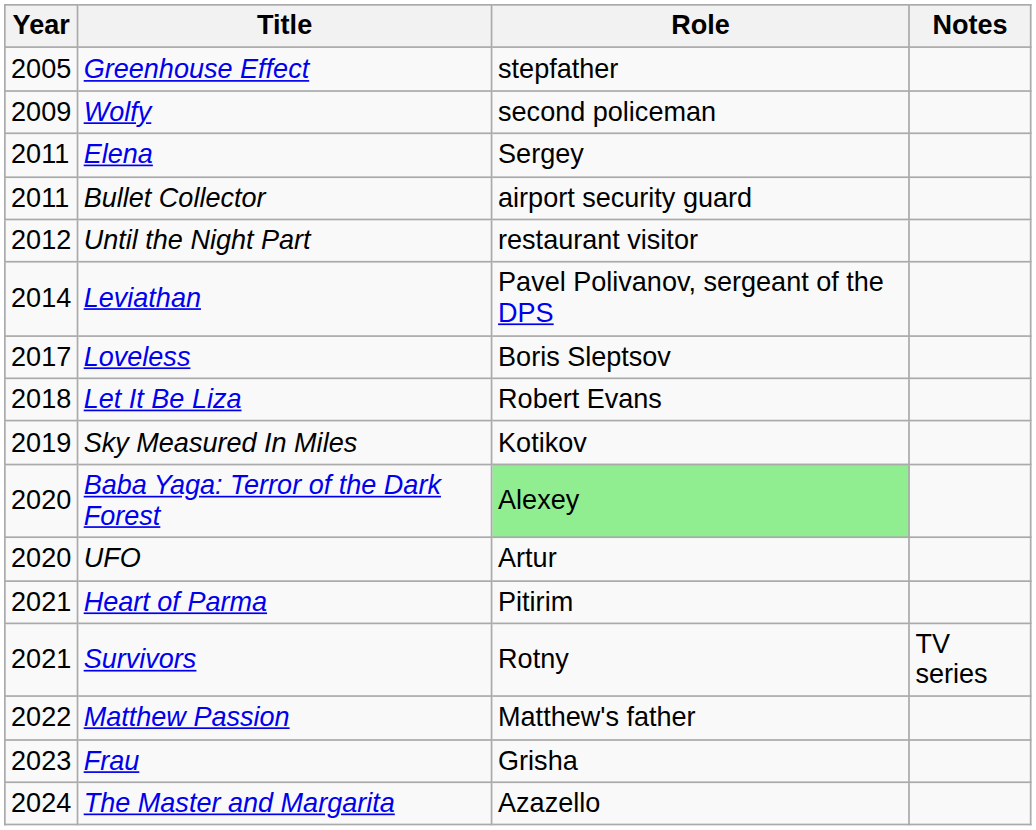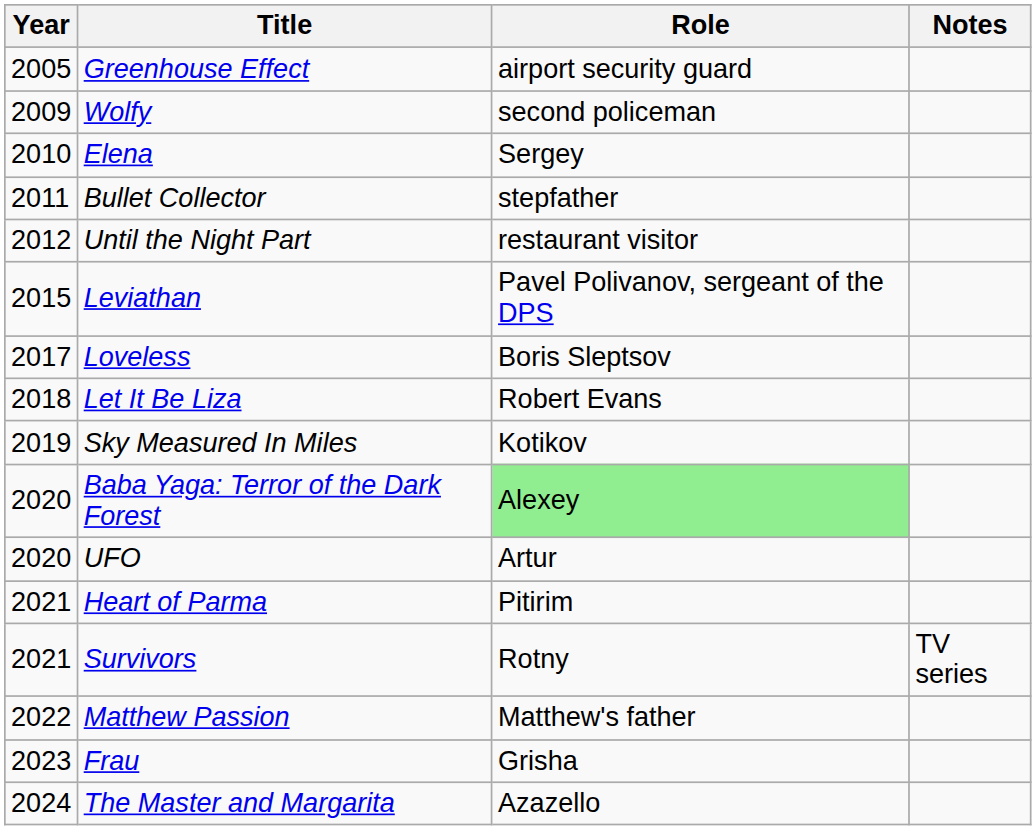(558, 68) stepfather -> (625, 68) airport security guard
(40, 154) 2011 -> (41, 154) 2010
(625, 197) airport security guard -> (558, 197) stepfather
(41, 298) 2014 -> (41, 298) 2015
